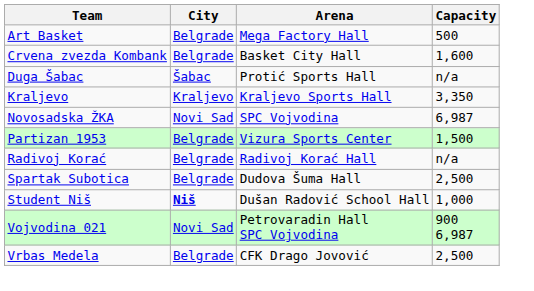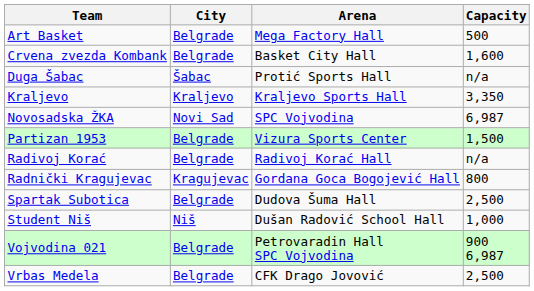+ row: (80, 179)
(184, 200) bold -> (184, 220) normal
(203, 228) Novi Sad -> (203, 248) Belgrade
